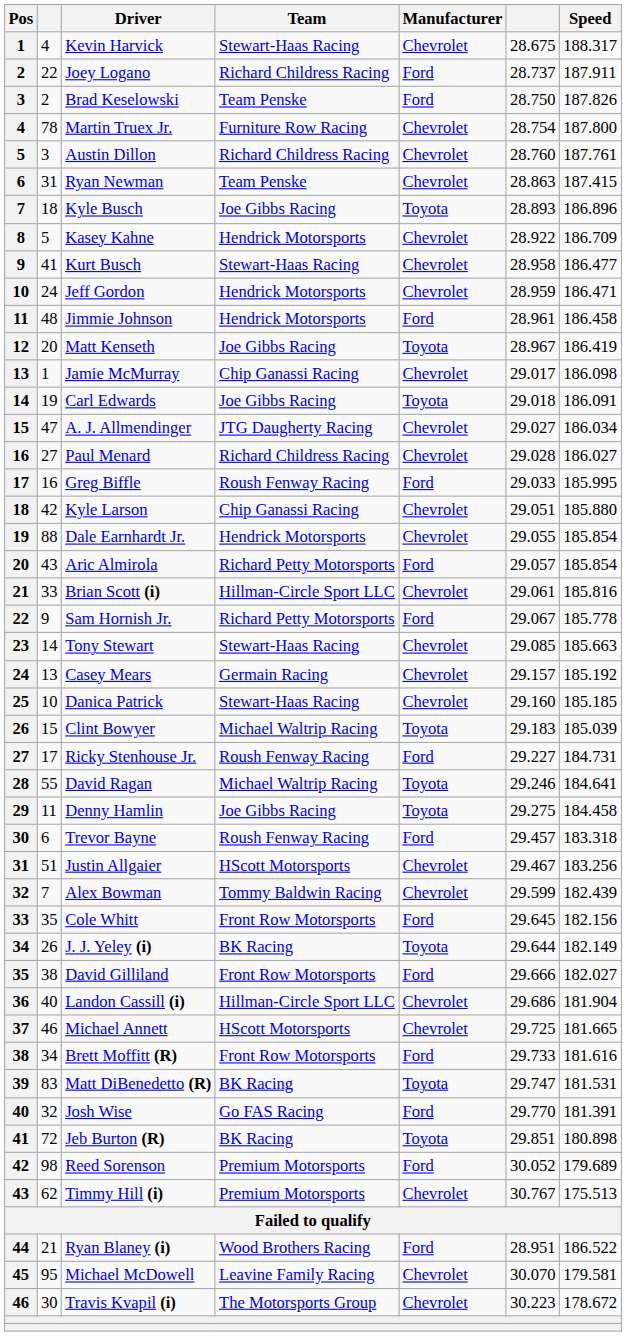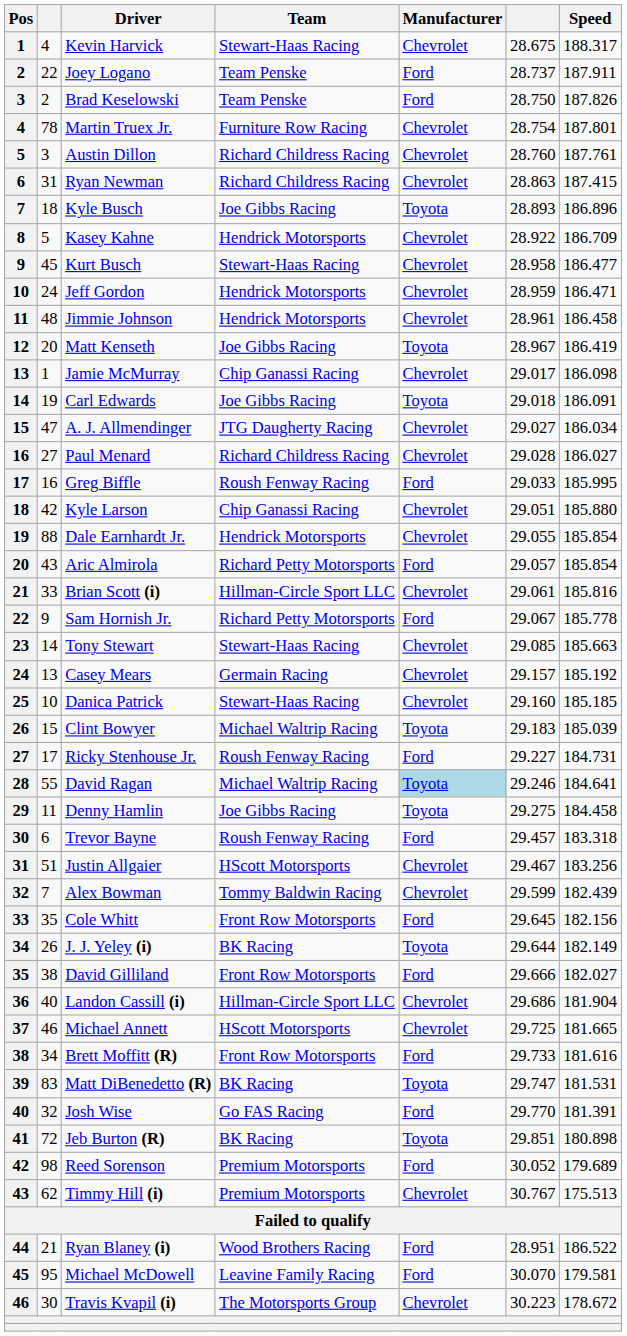(304, 72) Richard Childress Racing -> (263, 72) Team Penske
(590, 127) 187.800 -> (590, 127) 187.801
(263, 182) Team Penske -> (304, 182) Richard Childress Racing
(49, 264) 41 -> (49, 264) 45
(418, 318) Ford -> (435, 318) Chevrolet
(425, 783) no background -> (425, 783) lightblue background
(435, 1274) Chevrolet -> (418, 1274) Ford
